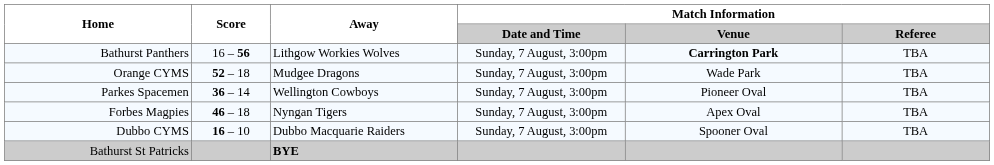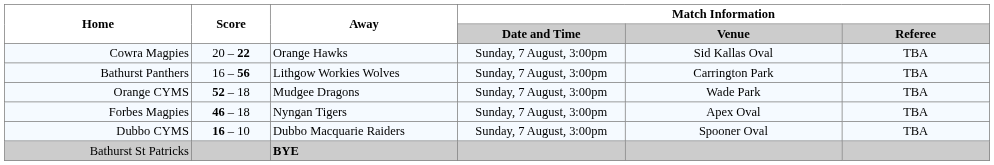+ row: (149, 53)
(733, 53) bold -> (733, 72) normal
- row: (145, 92)
